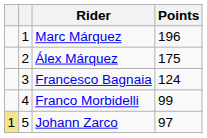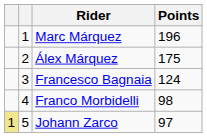(165, 101) 99 -> (165, 101) 98
